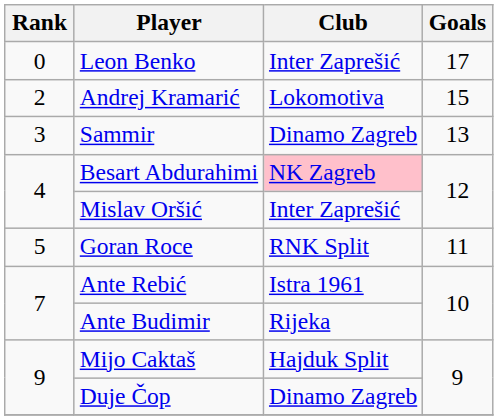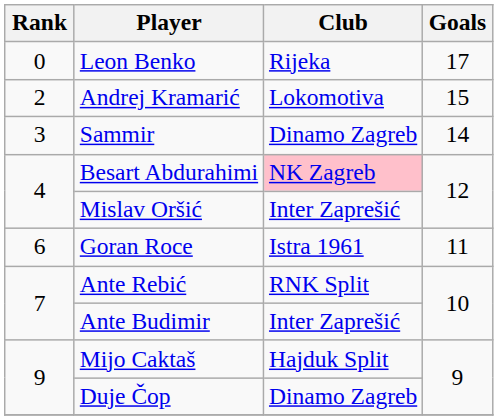(335, 60) Inter Zaprešić -> (300, 60) Rijeka
(457, 135) 13 -> (457, 135) 14
(40, 246) 5 -> (40, 246) 6
(319, 246) RNK Split -> (316, 246) Istra 1961
(316, 284) Istra 1961 -> (319, 284) RNK Split
(300, 321) Rijeka -> (335, 321) Inter Zaprešić
